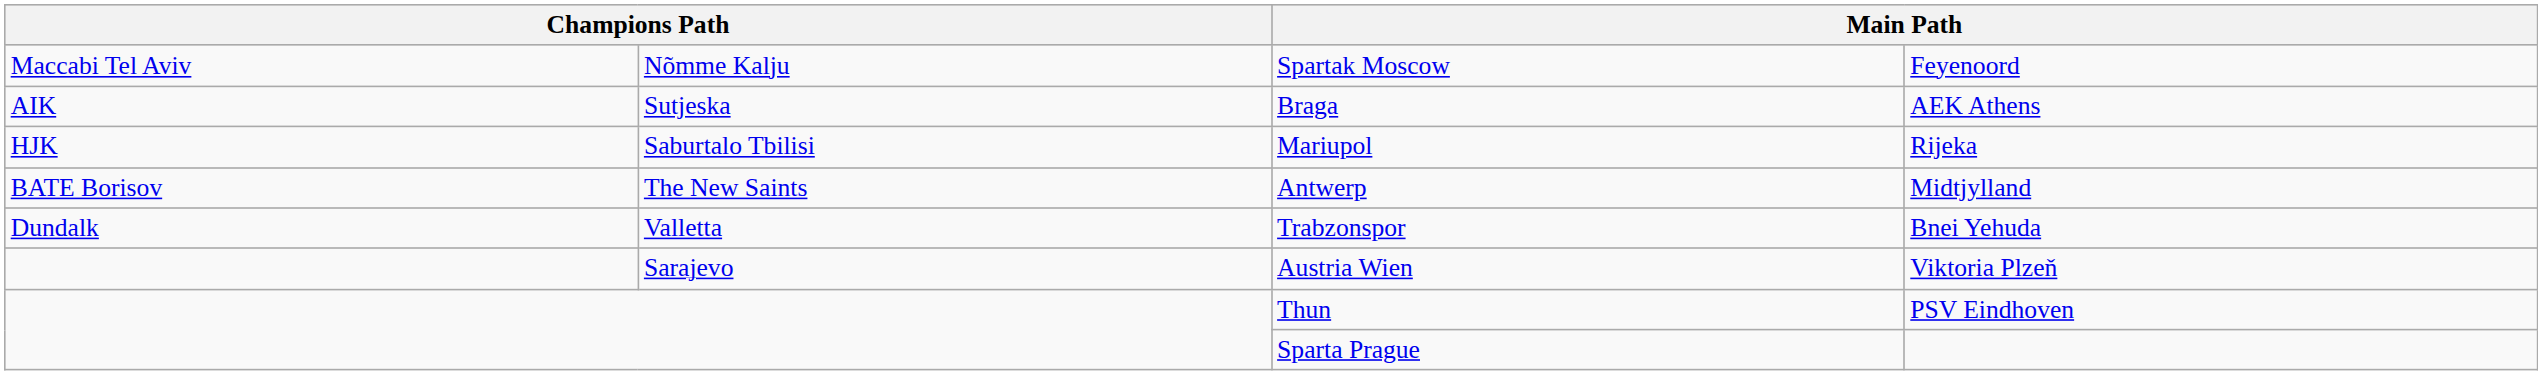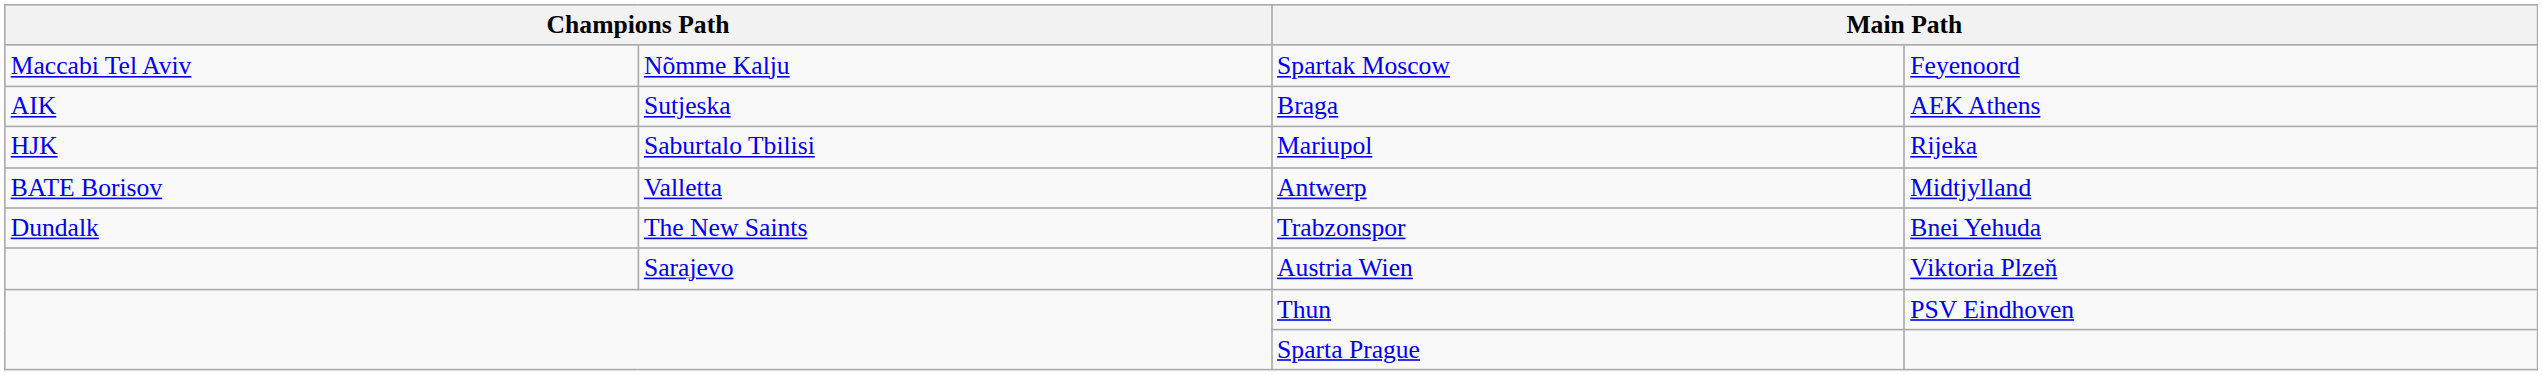(726, 187) The New Saints -> (683, 187) Valletta
(683, 227) Valletta -> (726, 227) The New Saints
